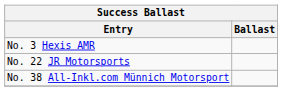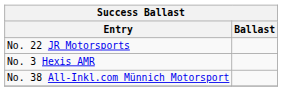rows swapped: (51, 46) <-> (68, 62)
